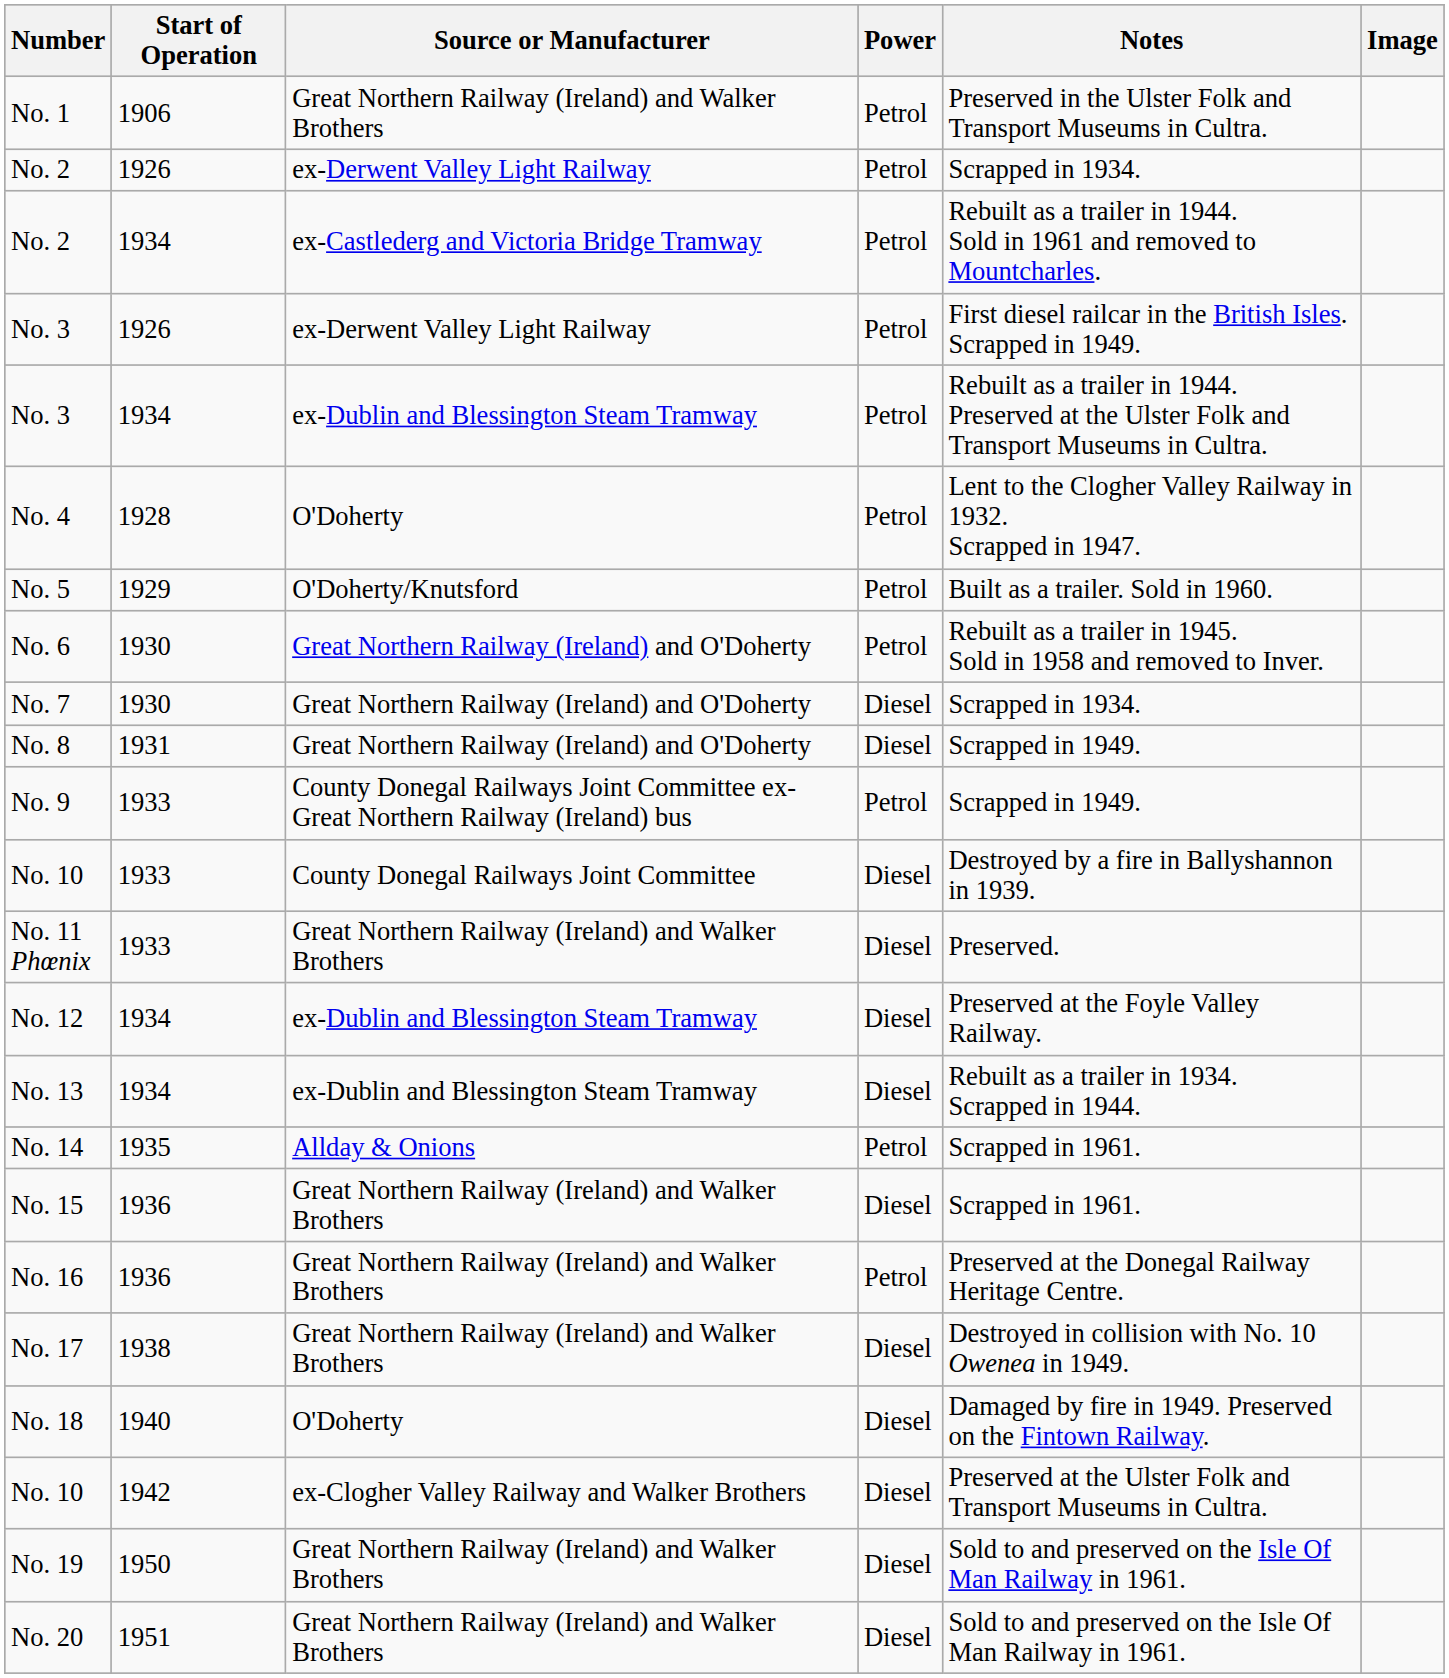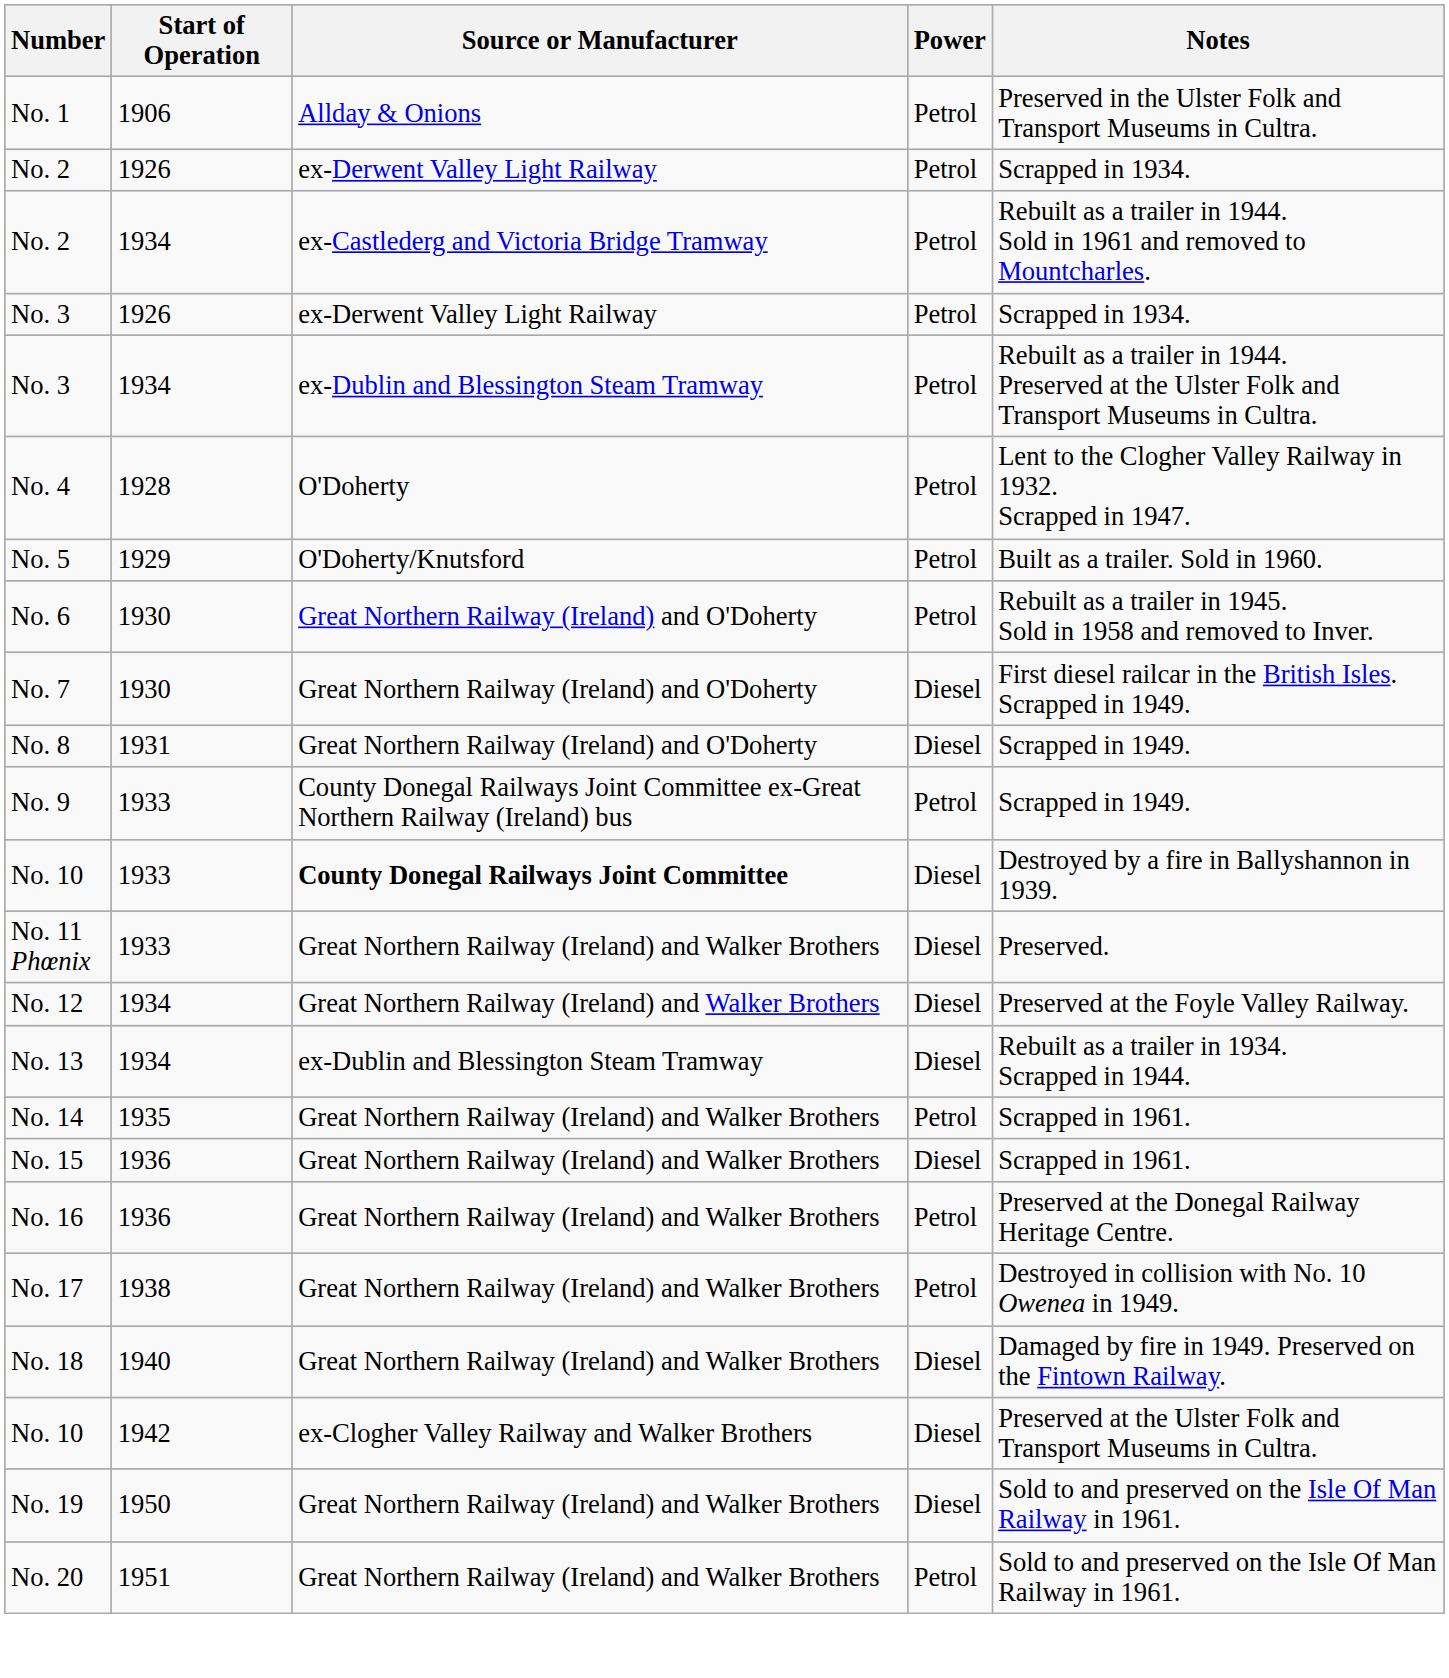- column: (1402, 40)
(534, 112) Great Northern Railway (Ireland) and Walker Brothers -> (390, 112) Allday & Onions
(1148, 328) First diesel railcar in the British Isles. Scrapped in 1949. -> (1094, 313) Scrapped in 1934.
(1045, 703) Scrapped in 1934. -> (1198, 688) First diesel railcar in the British Isles. Scrapped in 1949.
(524, 874) normal -> (543, 874) bold
(525, 1018) ex-Dublin and Blessington Steam Tramway -> (589, 1003) Great Northern Railway (Ireland) and Walker Brothers
(384, 1147) Allday & Onions -> (589, 1117) Great Northern Railway (Ireland) and Walker Brothers
(898, 1348) Diesel -> (945, 1289) Petrol
(348, 1420) O'Doherty -> (589, 1361) Great Northern Railway (Ireland) and Walker Brothers
(898, 1636) Diesel -> (945, 1577) Petrol
